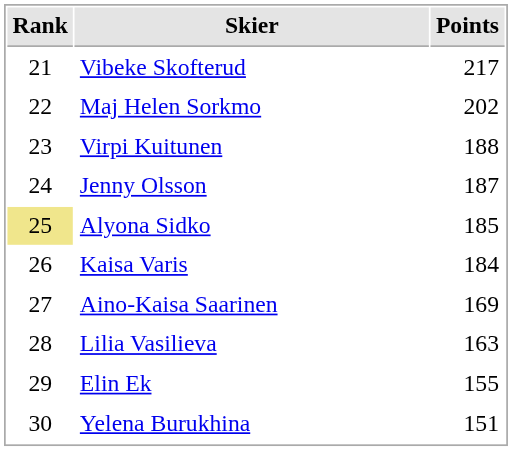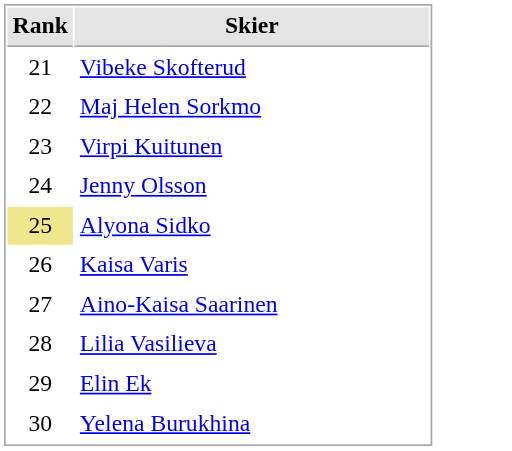- column: (467, 26)
